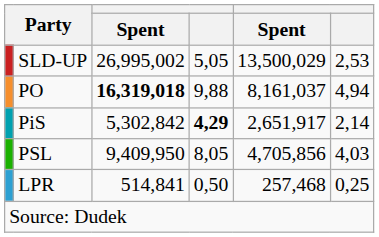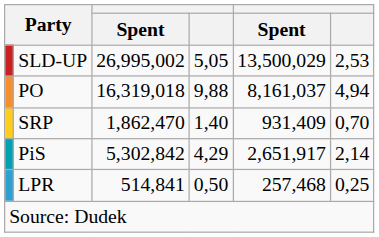(140, 91) bold -> (140, 91) normal
+ row: (36, 122)
(211, 122) bold -> (211, 154) normal
- row: (35, 154)
